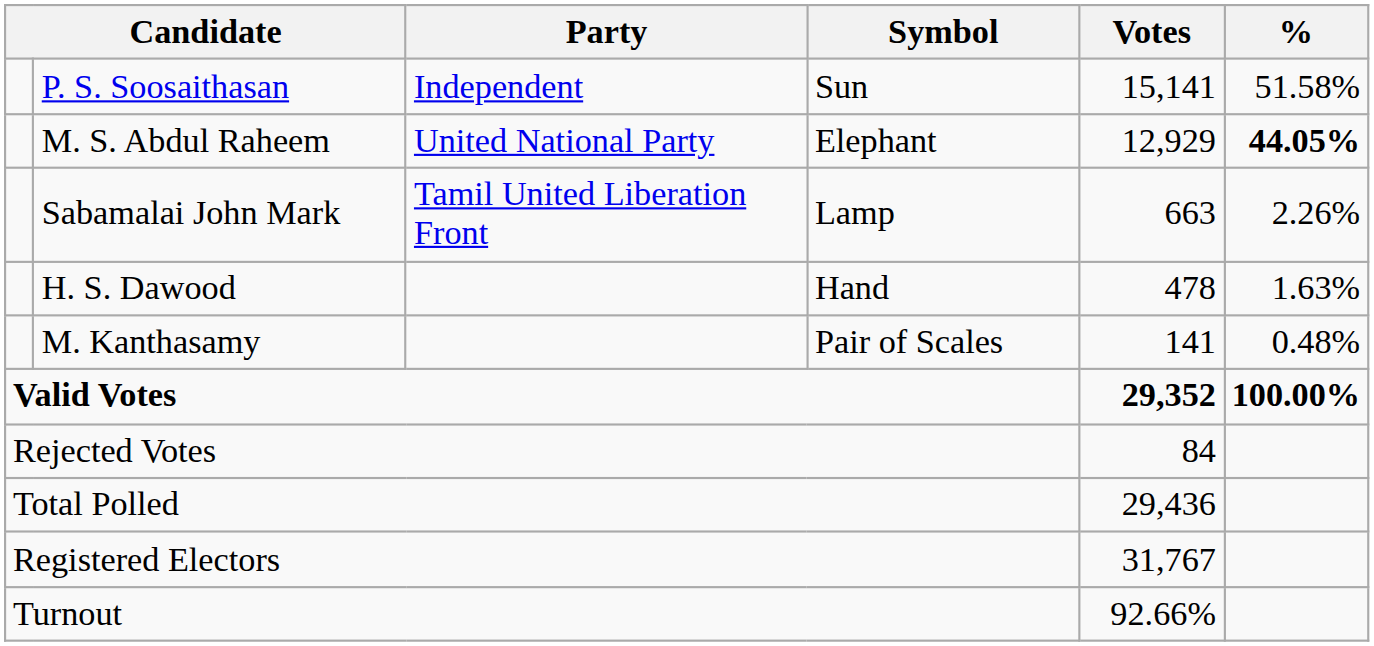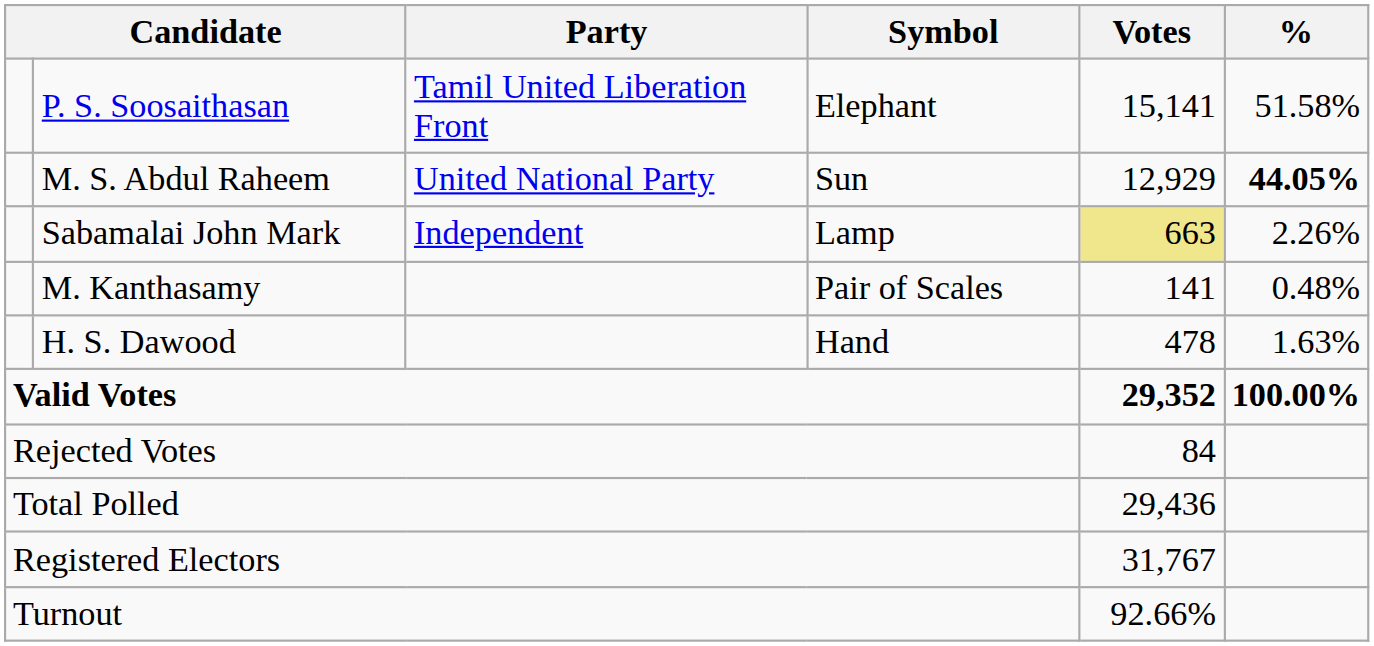(499, 85) Independent -> (580, 105) Tamil United Liberation Front
(842, 85) Sun -> (876, 105) Elephant
(876, 140) Elephant -> (842, 178) Sun
(580, 213) Tamil United Liberation Front -> (499, 233) Independent
(1190, 213) no background -> (1190, 233) khaki background
rows swapped: (139, 287) <-> (151, 341)
